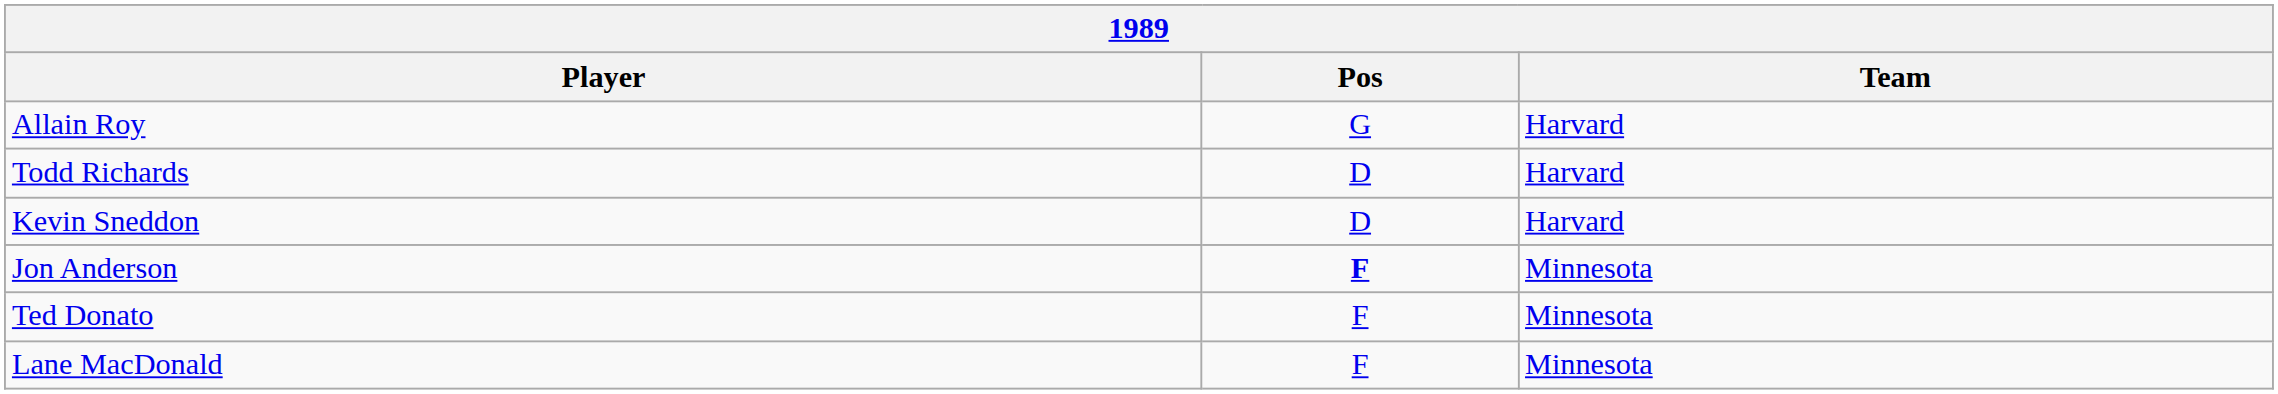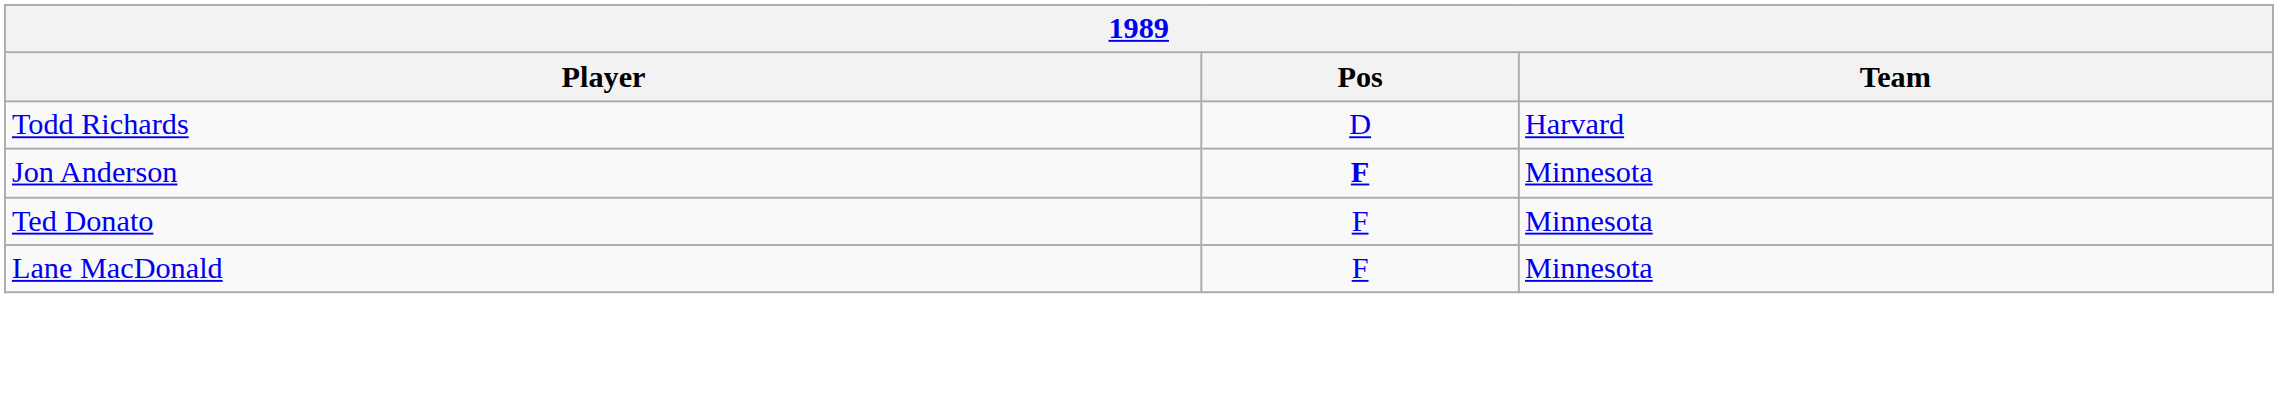- row: (79, 124)
- row: (106, 220)
